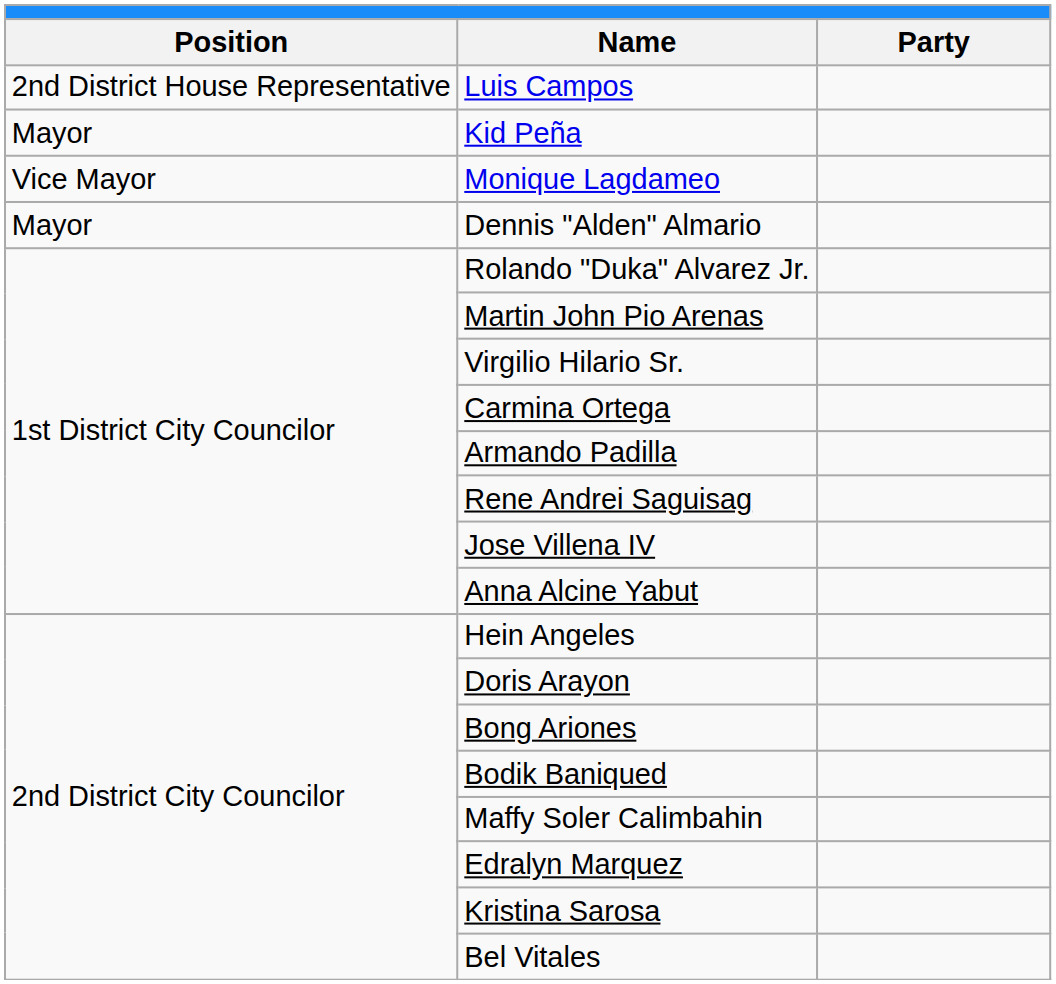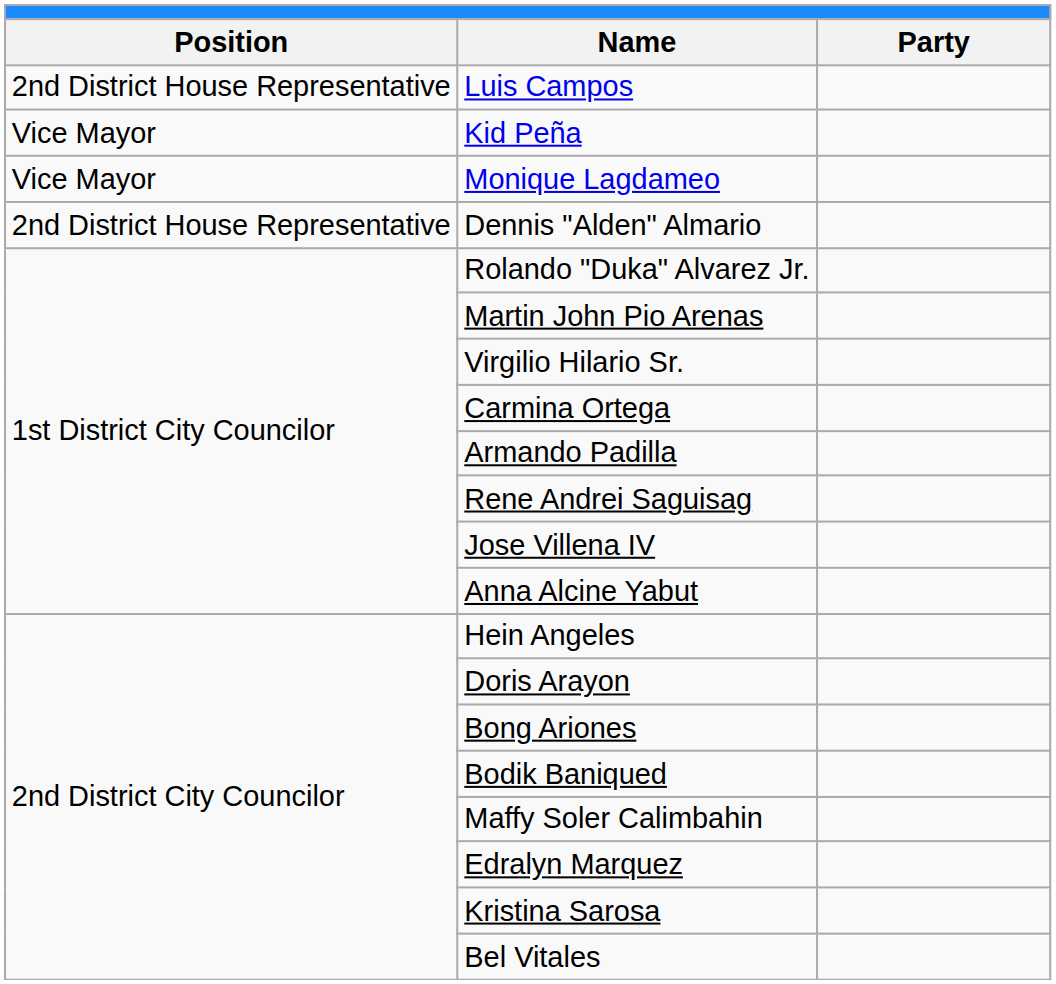(52, 133) Mayor -> (84, 133) Vice Mayor
(52, 225) Mayor -> (231, 225) 2nd District House Representative
